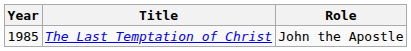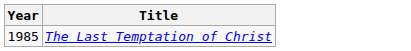- column: (341, 15)
